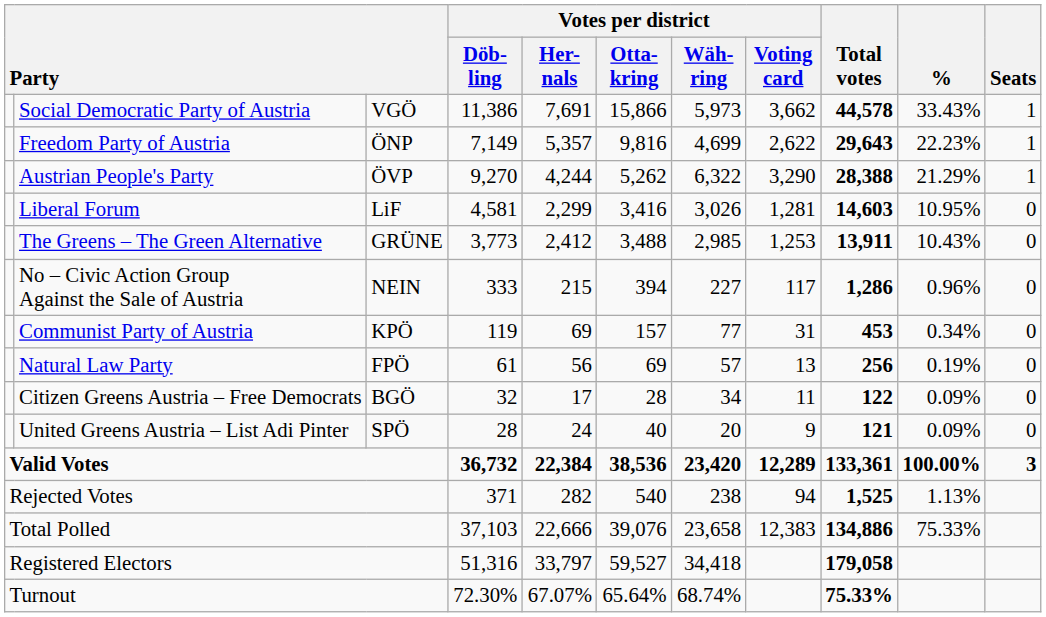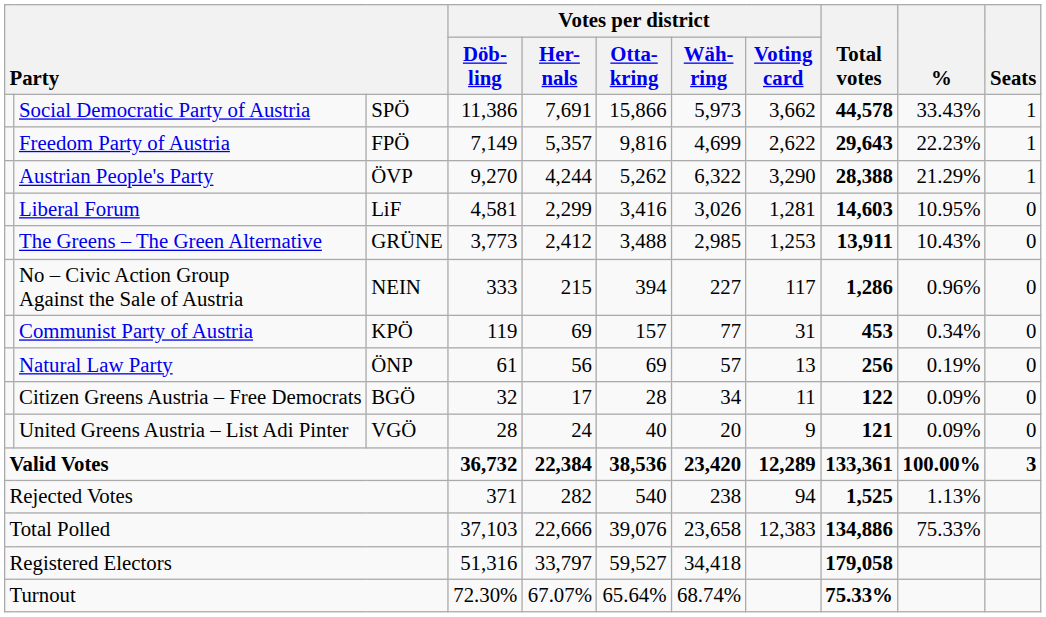(394, 110) VGÖ -> (390, 110) SPÖ
(392, 143) ÖNP -> (390, 143) FPÖ
(390, 364) FPÖ -> (392, 364) ÖNP
(390, 430) SPÖ -> (394, 430) VGÖ
